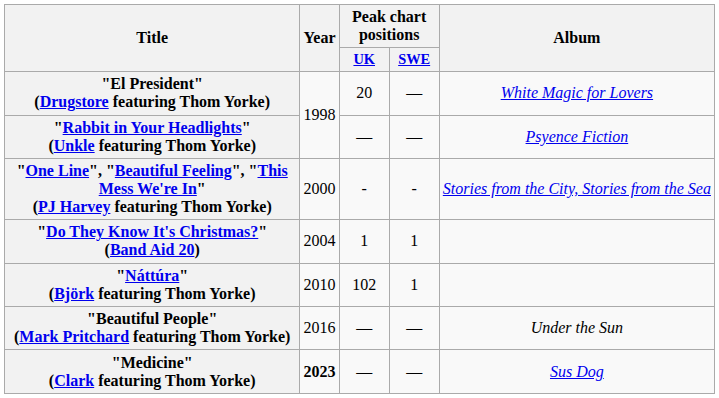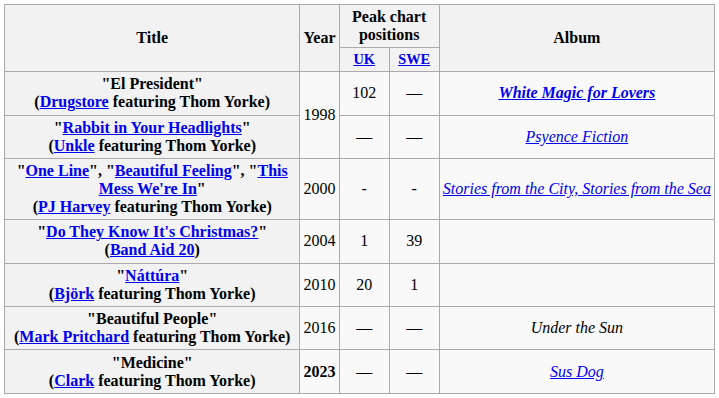(364, 93) 20 -> (364, 93) 102
(577, 93) normal -> (577, 93) bold
(414, 241) 1 -> (414, 241) 39
(364, 284) 102 -> (364, 284) 20
